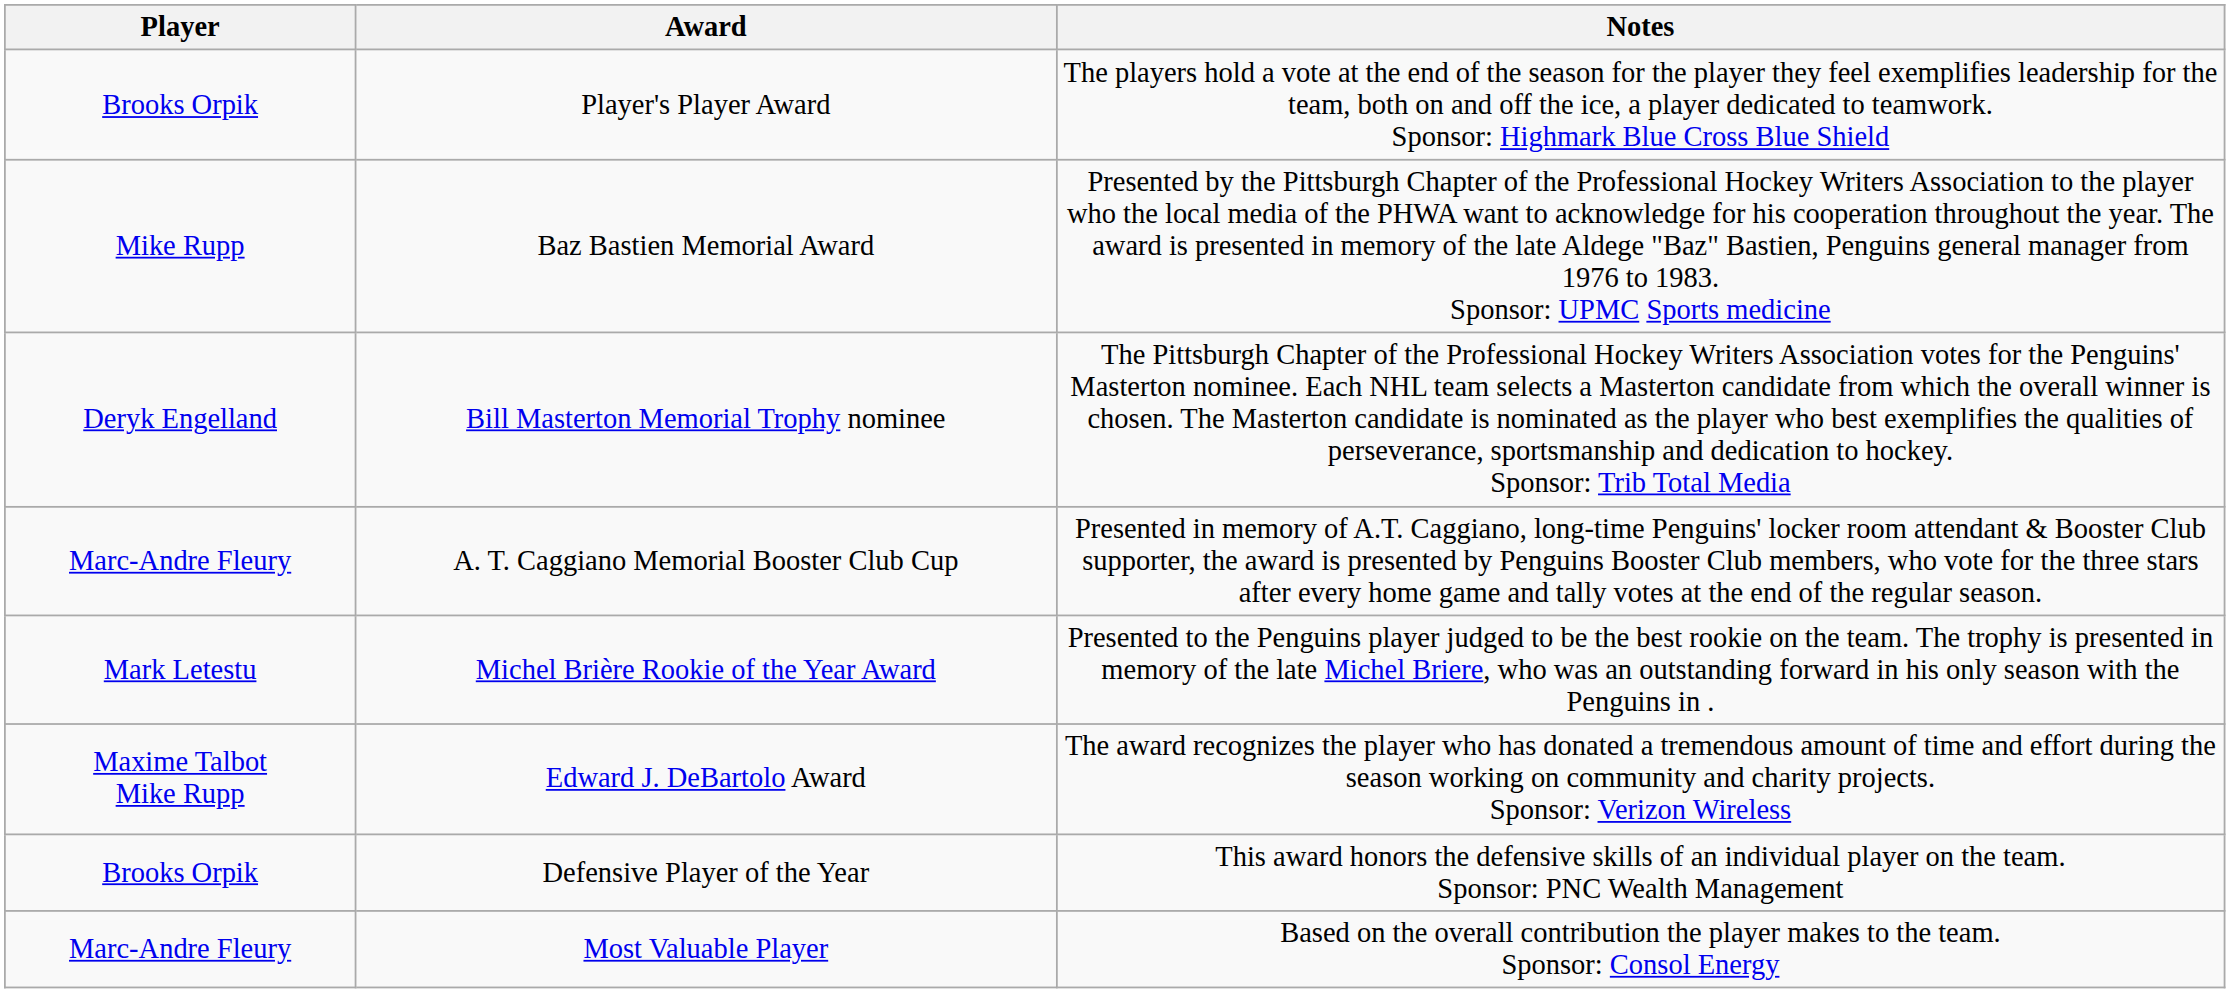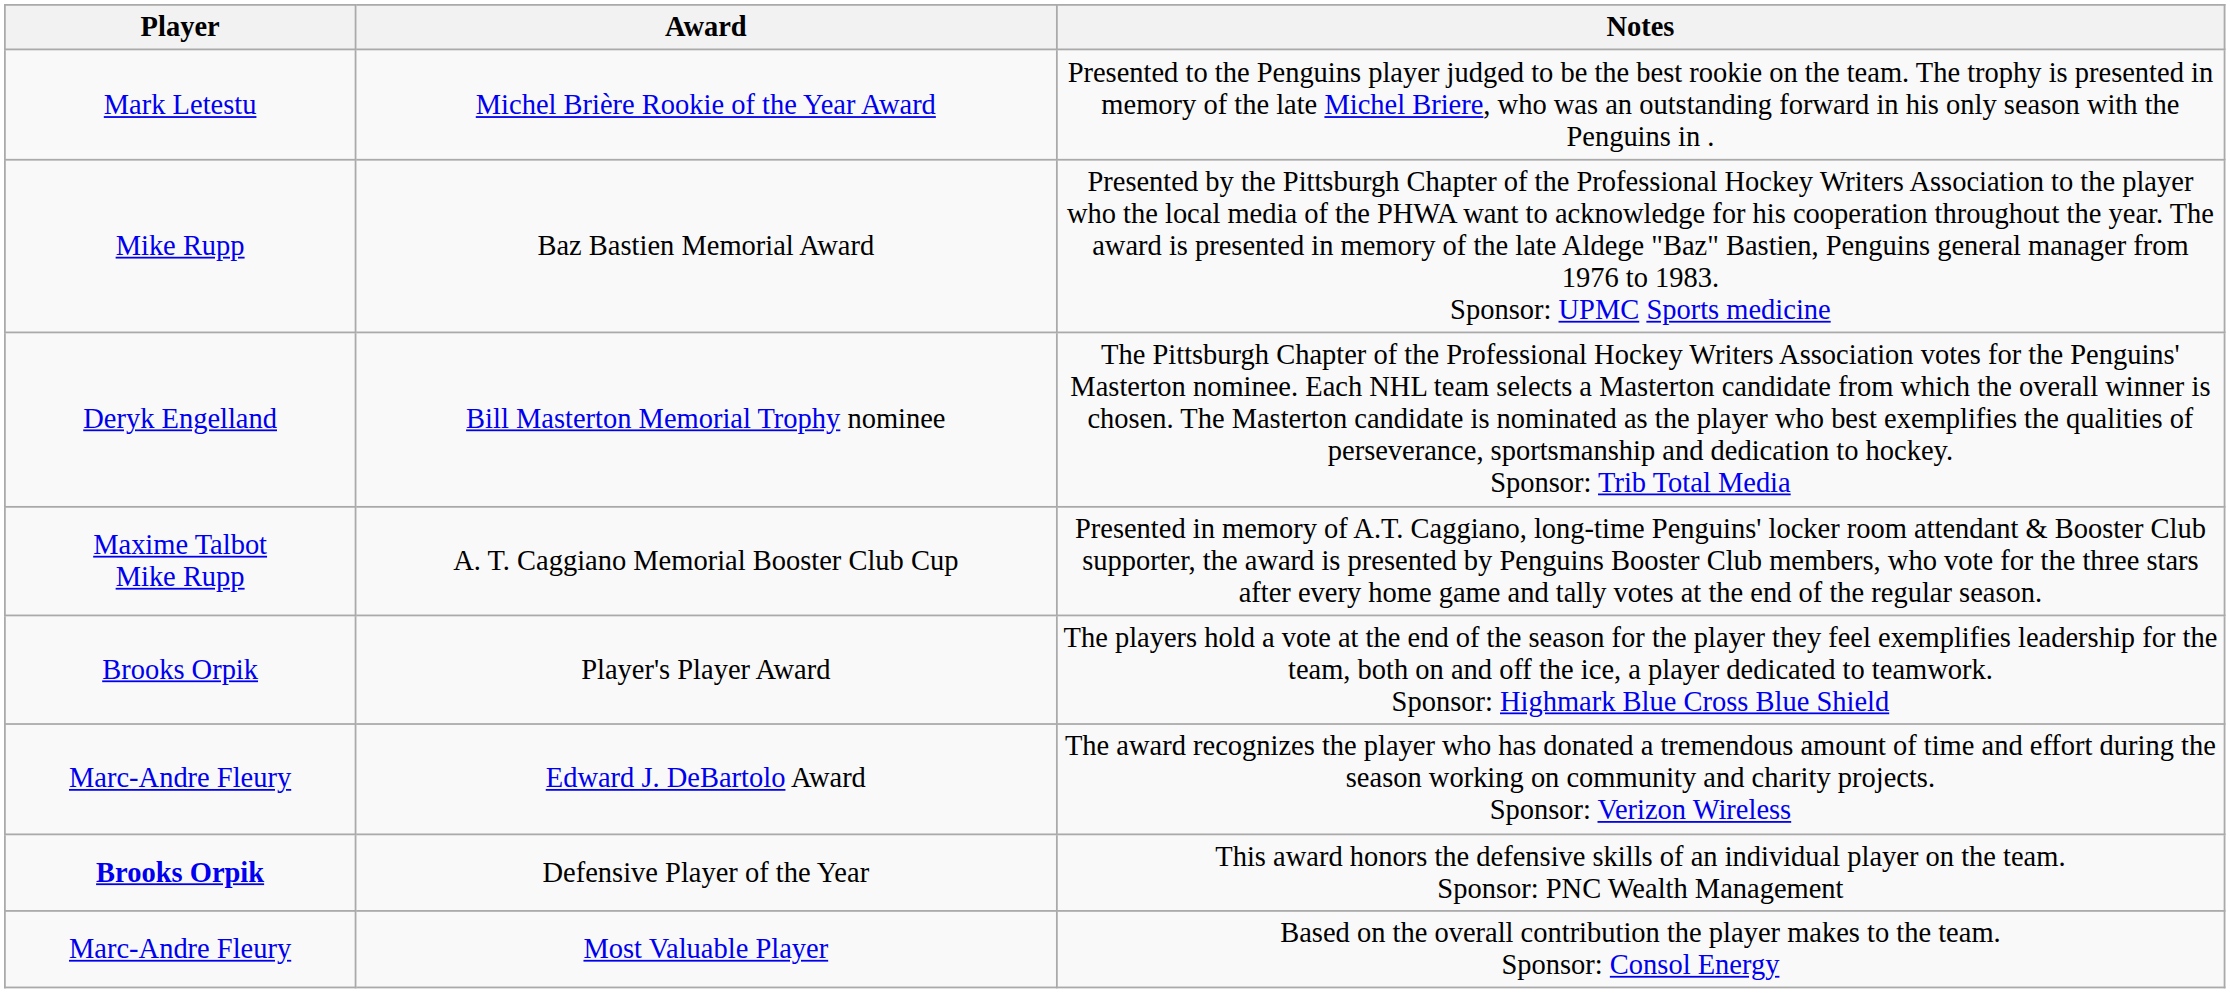rows swapped: (706, 669) <-> (706, 104)
(180, 560) Marc-Andre Fleury -> (180, 560) Maxime Talbot Mike Rupp
(180, 778) Maxime Talbot Mike Rupp -> (180, 778) Marc-Andre Fleury
(180, 871) normal -> (180, 871) bold
